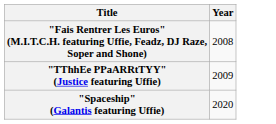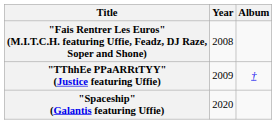+ column: (254, 12)
